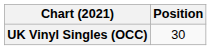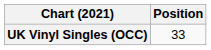(178, 34) 30 -> (178, 34) 33
